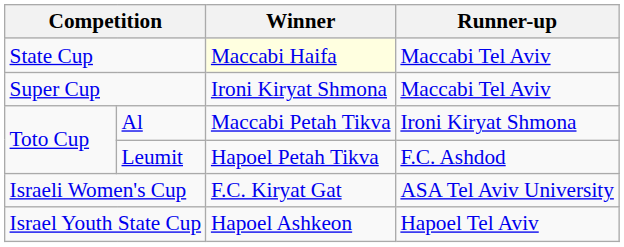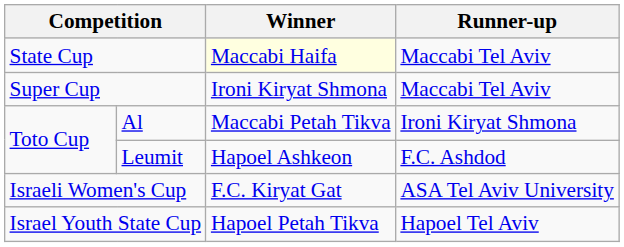(295, 156) Hapoel Petah Tikva -> (282, 156) Hapoel Ashkeon
(282, 223) Hapoel Ashkeon -> (295, 223) Hapoel Petah Tikva
